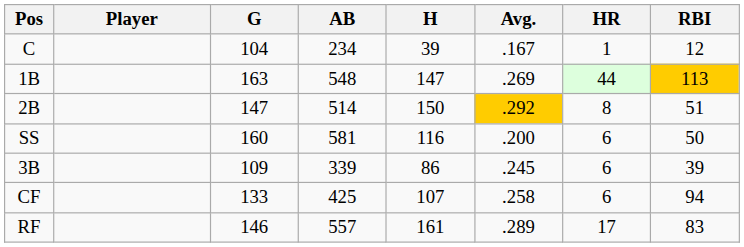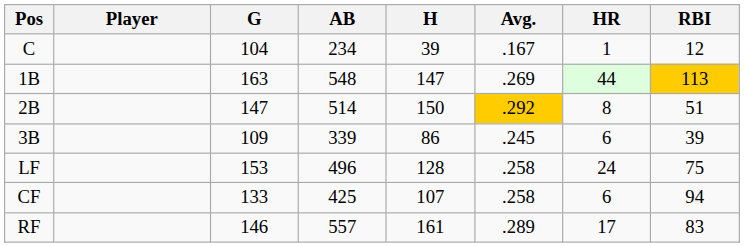- row: (29, 138)
+ row: (29, 167)
